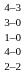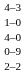- row: (13, 22)
+ row: (13, 52)
